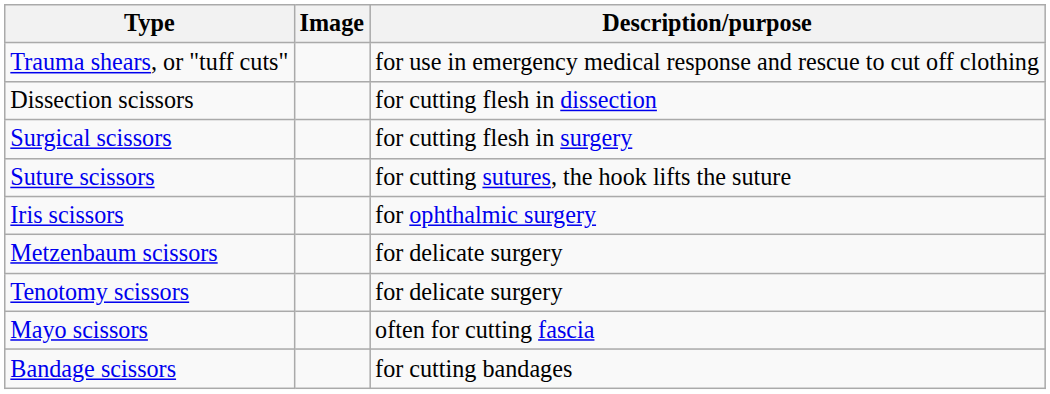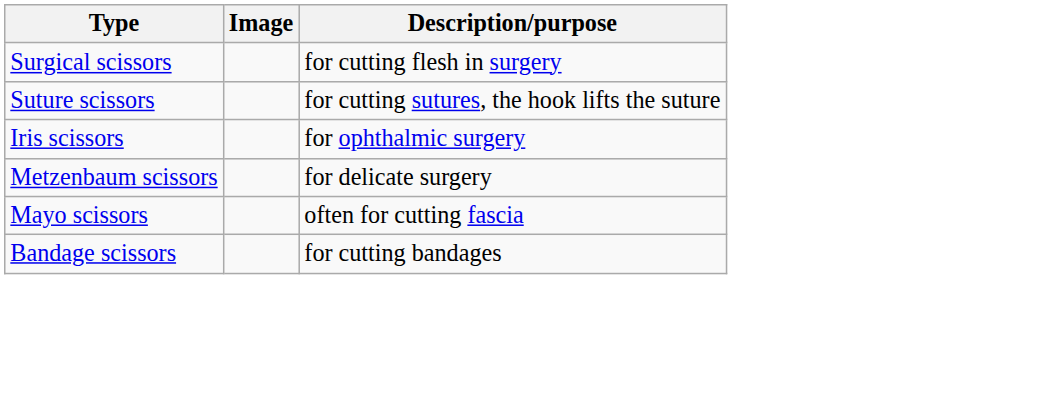- row: (149, 61)
- row: (102, 100)
- row: (100, 291)
